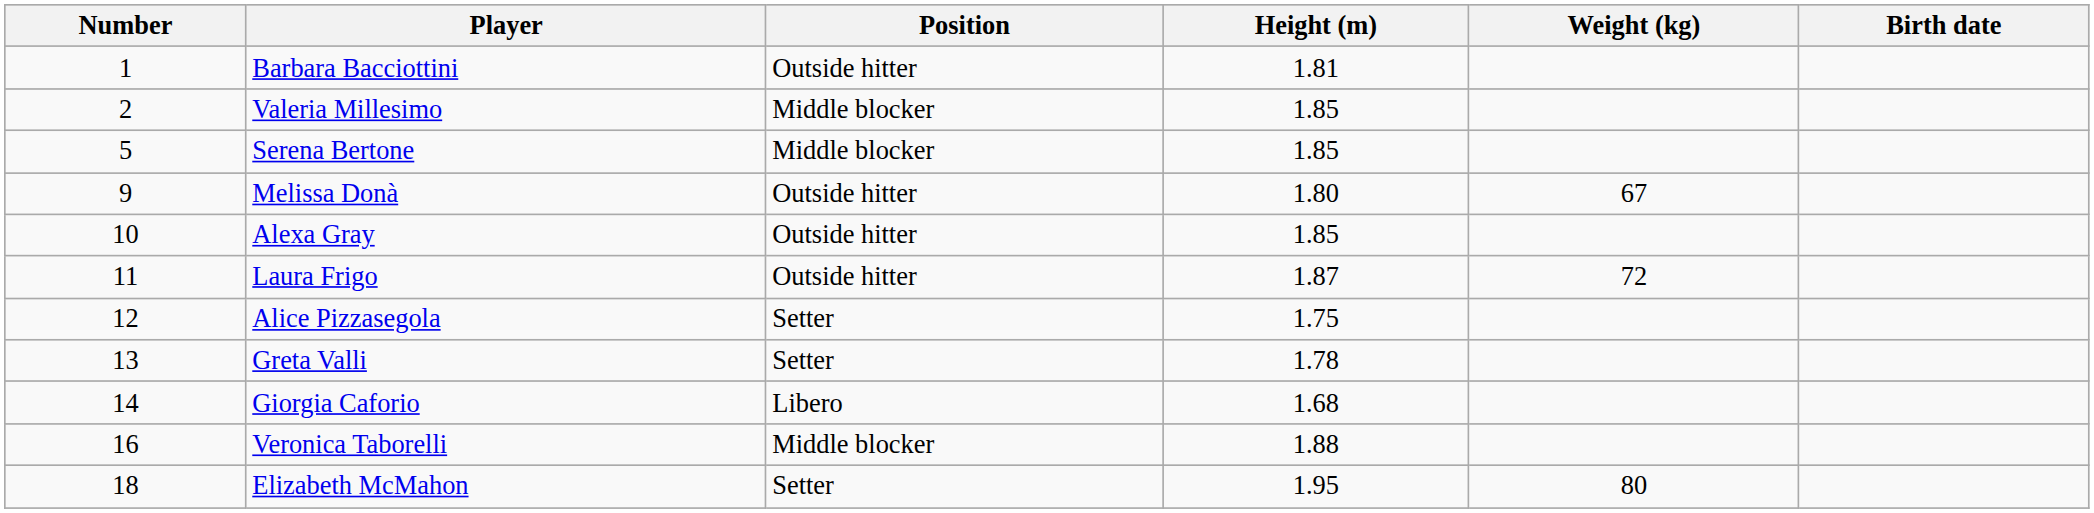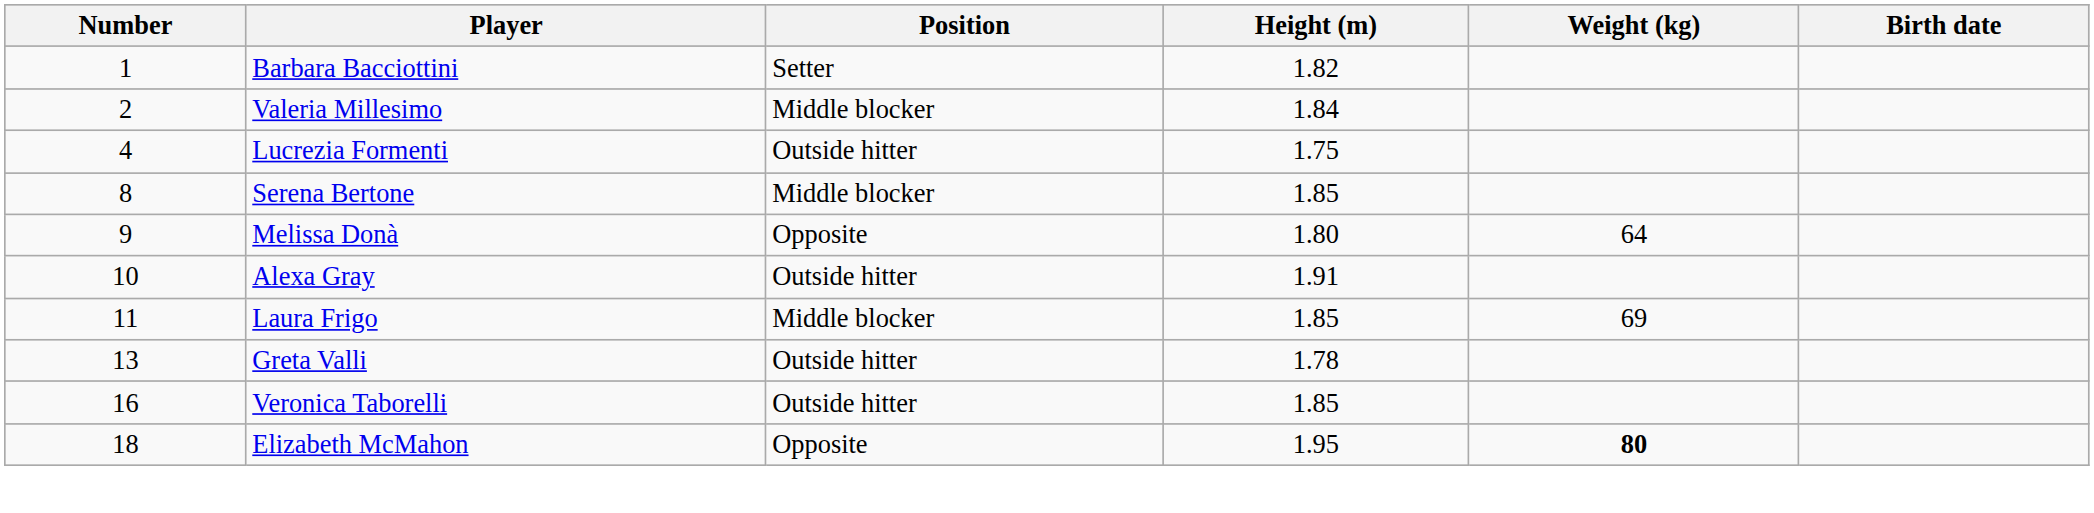(844, 67) Outside hitter -> (803, 67) Setter
(1316, 67) 1.81 -> (1316, 67) 1.82
(1316, 109) 1.85 -> (1316, 109) 1.84
+ row: (350, 151)
(126, 151) 5 -> (126, 192) 8
(844, 192) Outside hitter -> (820, 234) Opposite
(1634, 192) 67 -> (1634, 234) 64
(1316, 234) 1.85 -> (1316, 276) 1.91
(844, 276) Outside hitter -> (853, 318) Middle blocker
(1316, 276) 1.87 -> (1316, 318) 1.85
(1634, 276) 72 -> (1634, 318) 69
- row: (346, 318)
(803, 360) Setter -> (844, 360) Outside hitter
- row: (336, 402)
(853, 444) Middle blocker -> (844, 402) Outside hitter
(1316, 444) 1.88 -> (1316, 402) 1.85
(803, 485) Setter -> (820, 444) Opposite
(1634, 485) normal -> (1634, 444) bold
